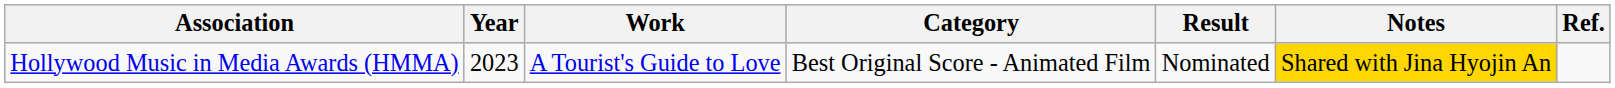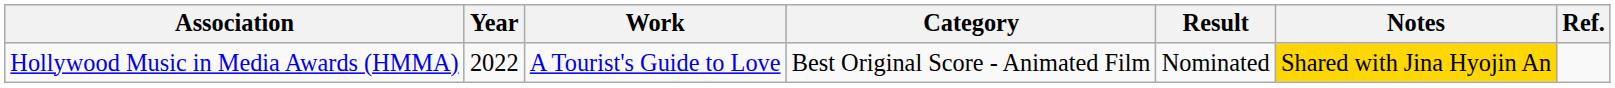(494, 62) 2023 -> (494, 62) 2022
